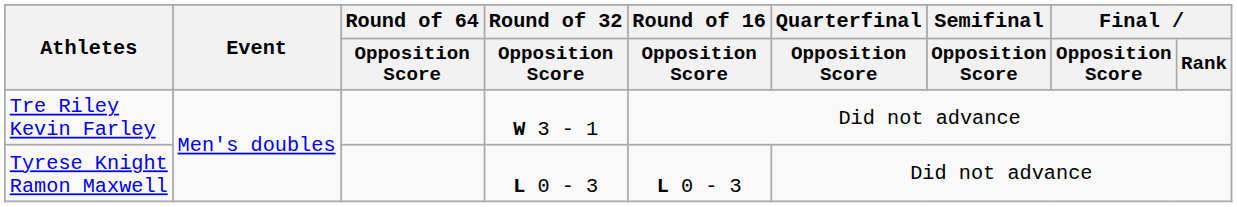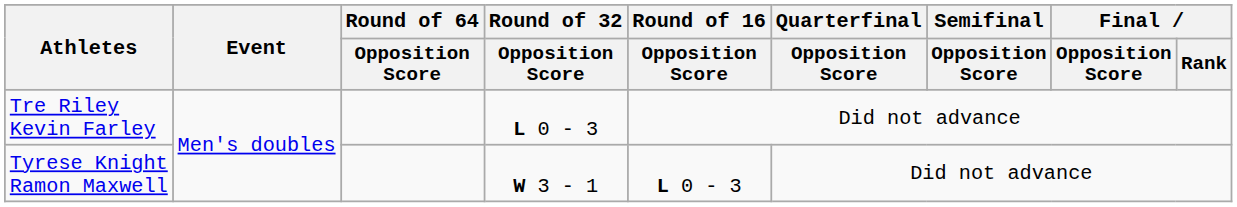(556, 130) W 3 - 1 -> (556, 130) L 0 - 3
(556, 185) L 0 - 3 -> (556, 185) W 3 - 1
